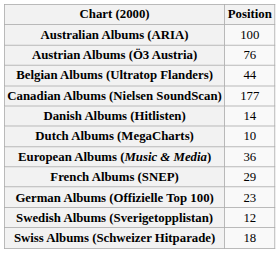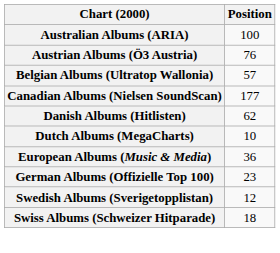- row: (115, 75)
+ row: (115, 75)
(250, 116) 14 -> (250, 116) 62
- row: (115, 177)
